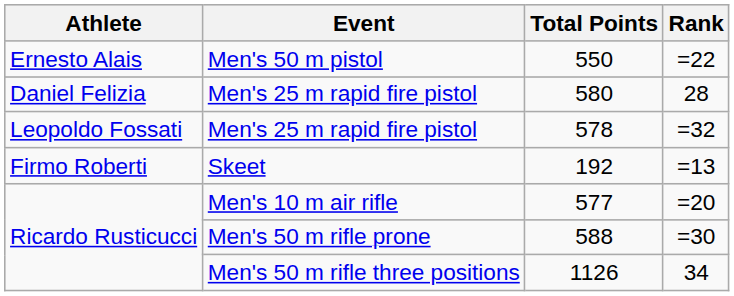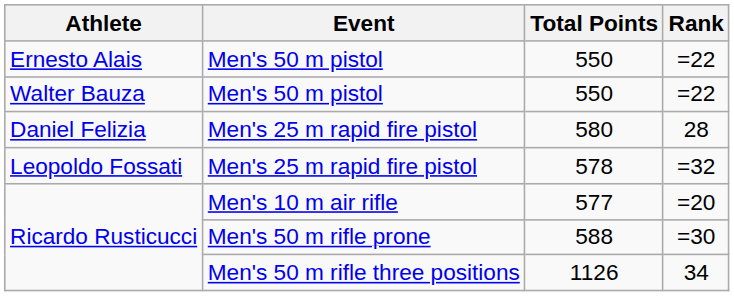+ row: (77, 94)
- row: (79, 166)
